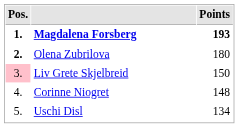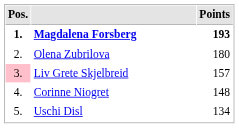(18, 54) bold -> (18, 54) normal
(221, 73) 150 -> (221, 73) 157
